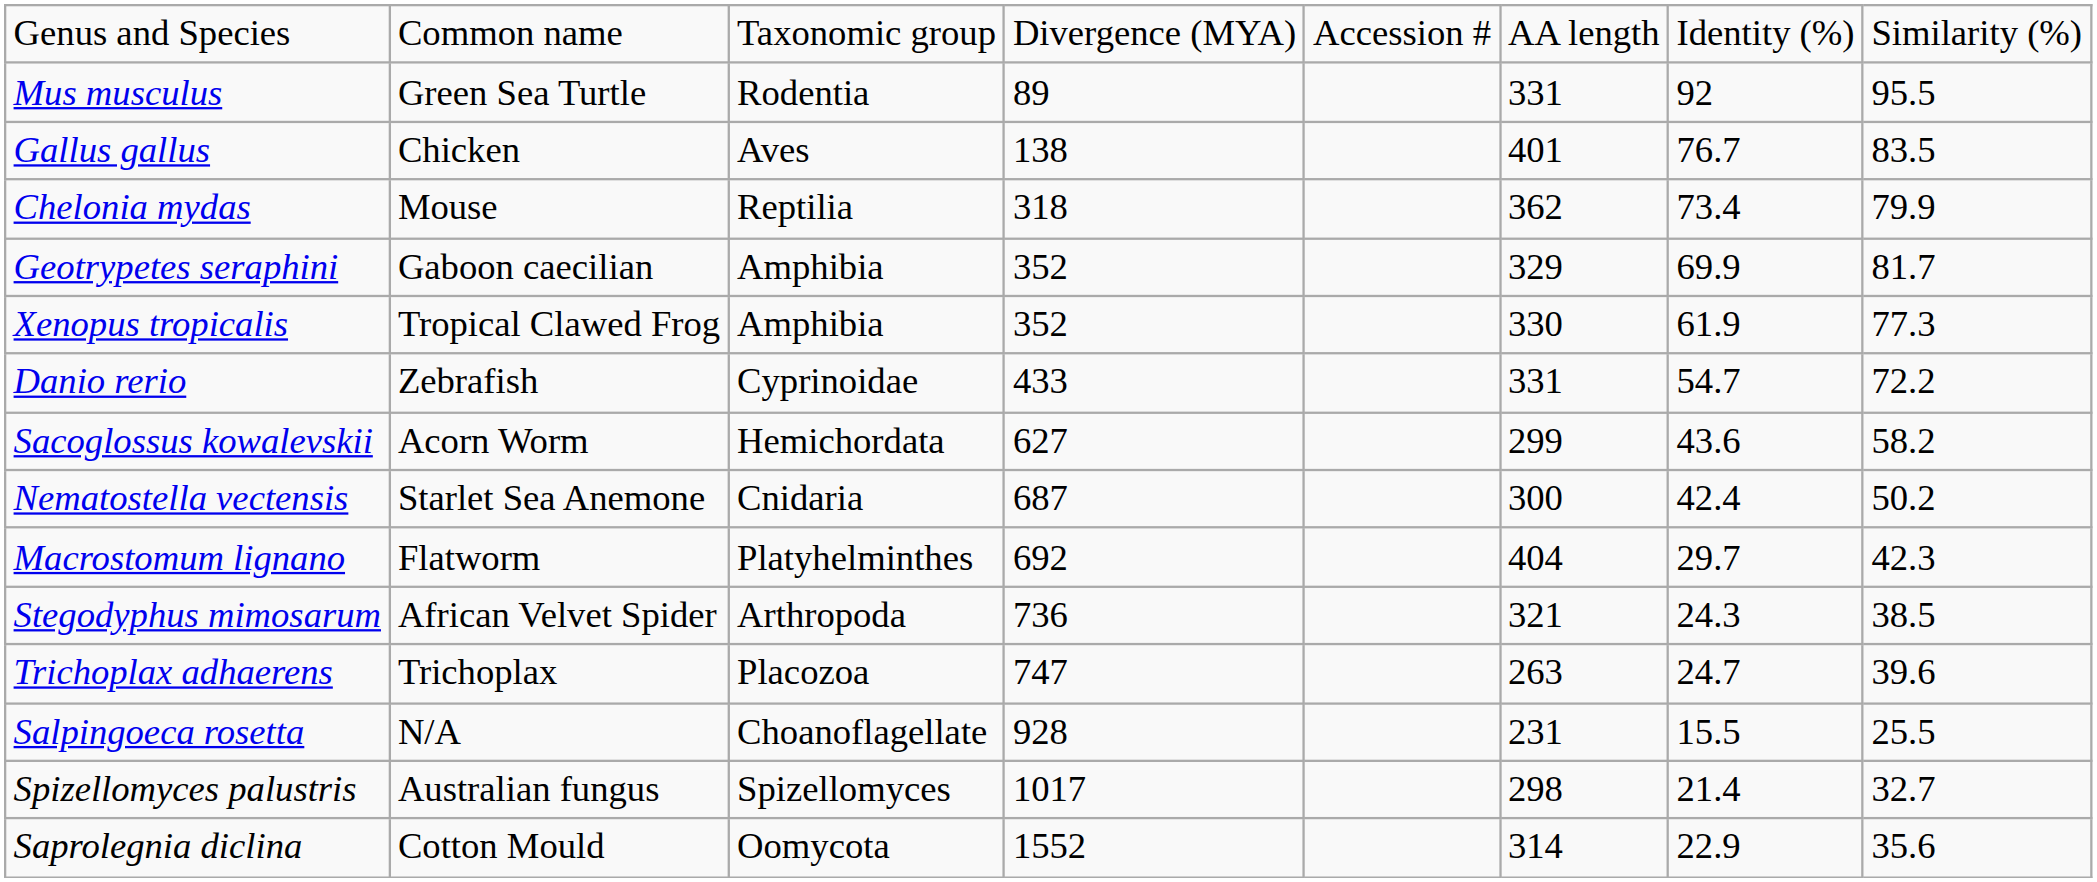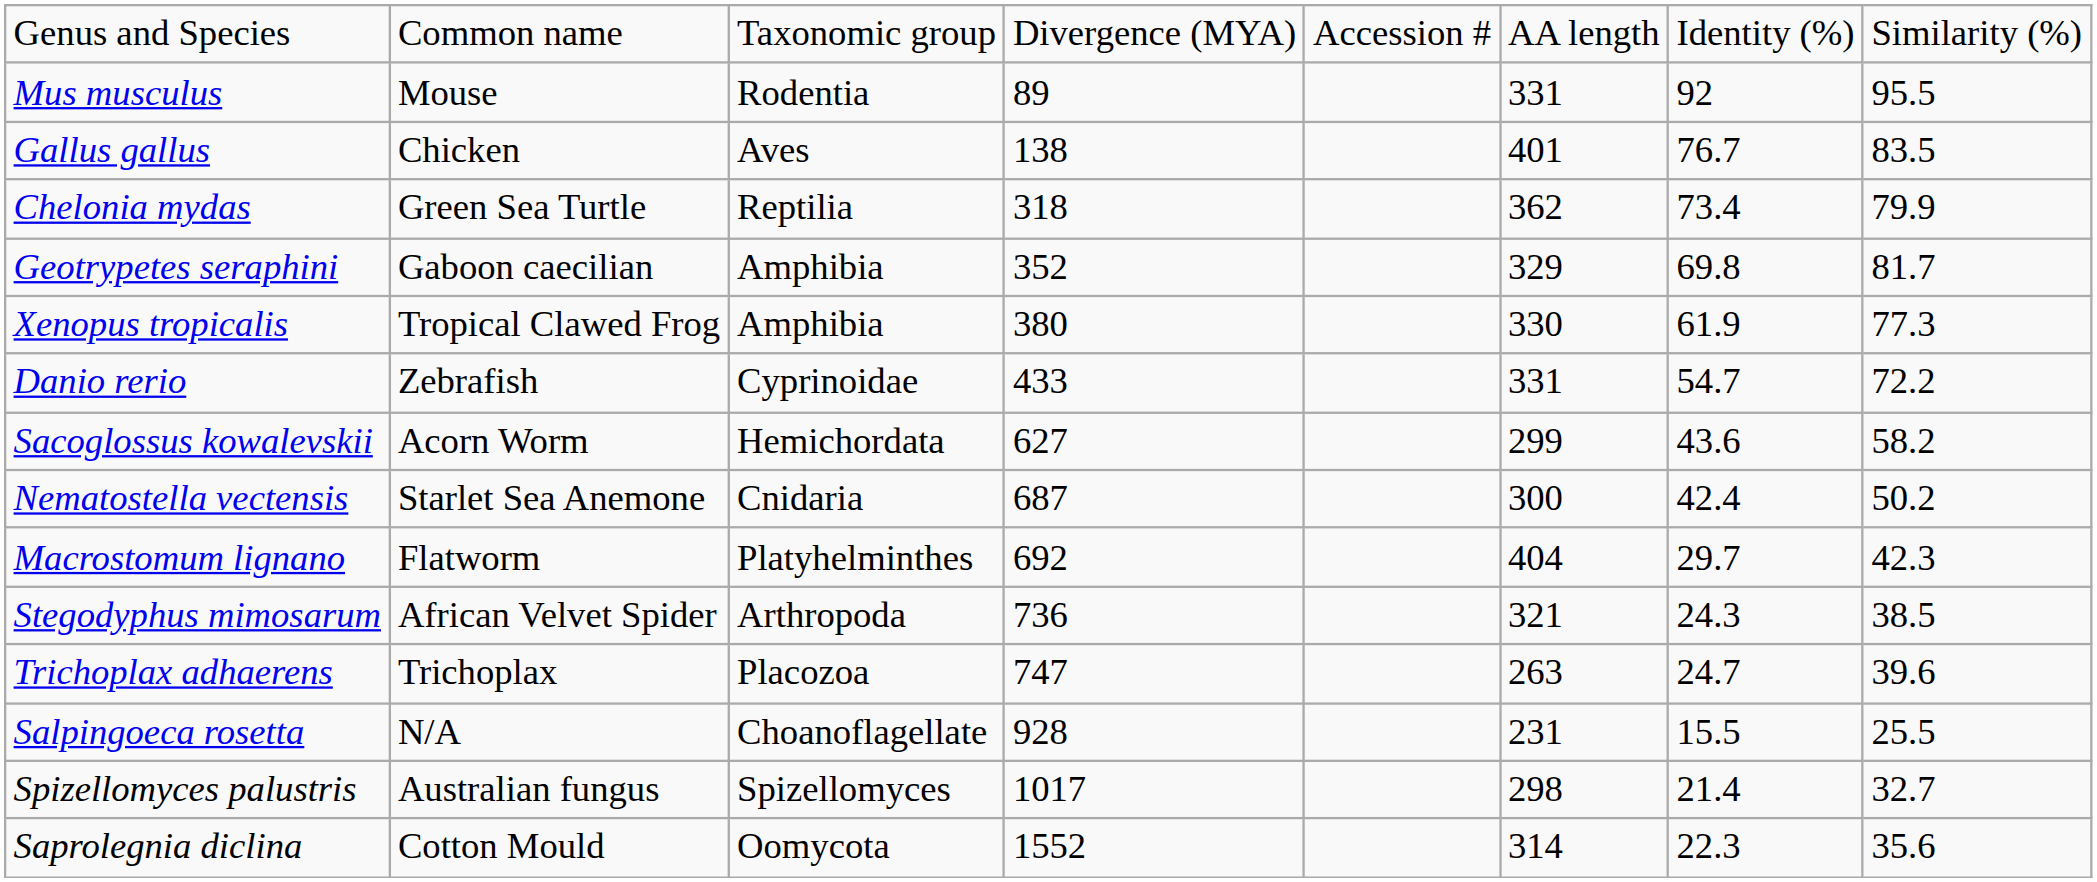(522, 91) Green Sea Turtle -> (448, 91) Mouse
(448, 207) Mouse -> (522, 207) Green Sea Turtle
(1709, 265) 69.9 -> (1709, 265) 69.8
(1040, 324) 352 -> (1040, 324) 380
(1709, 847) 22.9 -> (1709, 847) 22.3
